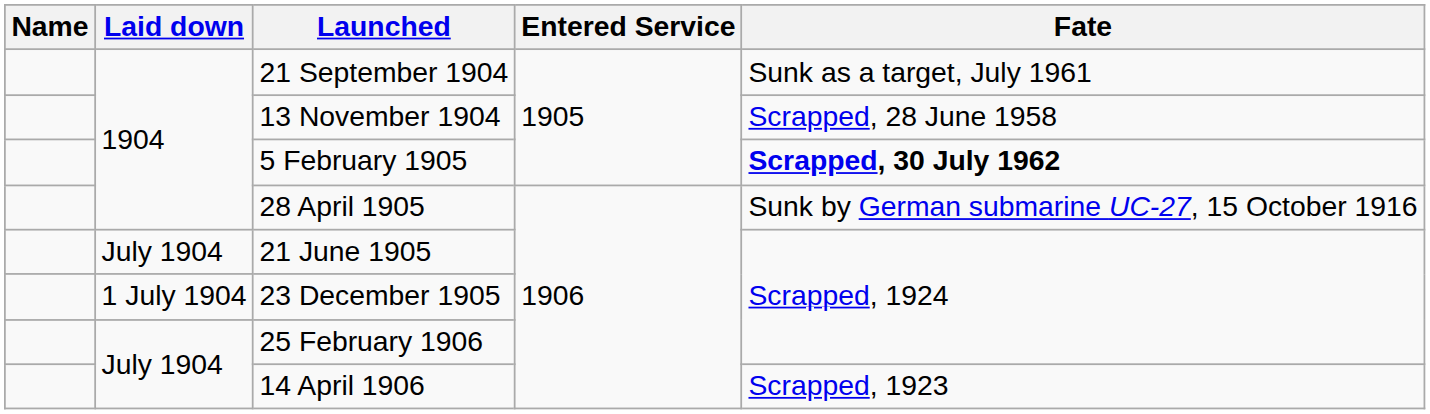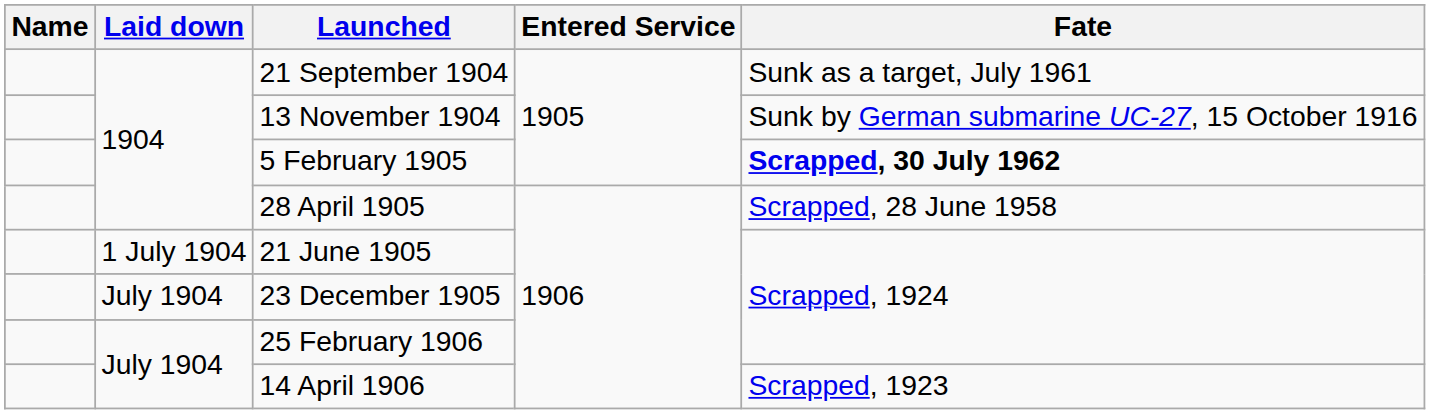(903, 116) Scrapped, 28 June 1958 -> (1083, 116) Sunk by German submarine UC-27, 15 October 1916
(1083, 206) Sunk by German submarine UC-27, 15 October 1916 -> (903, 206) Scrapped, 28 June 1958
(162, 251) July 1904 -> (174, 251) 1 July 1904
(174, 296) 1 July 1904 -> (162, 296) July 1904
